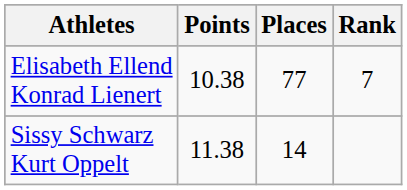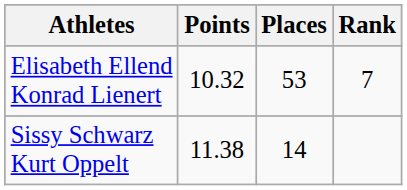(217, 80) 10.38 -> (217, 80) 10.32
(294, 80) 77 -> (294, 80) 53
